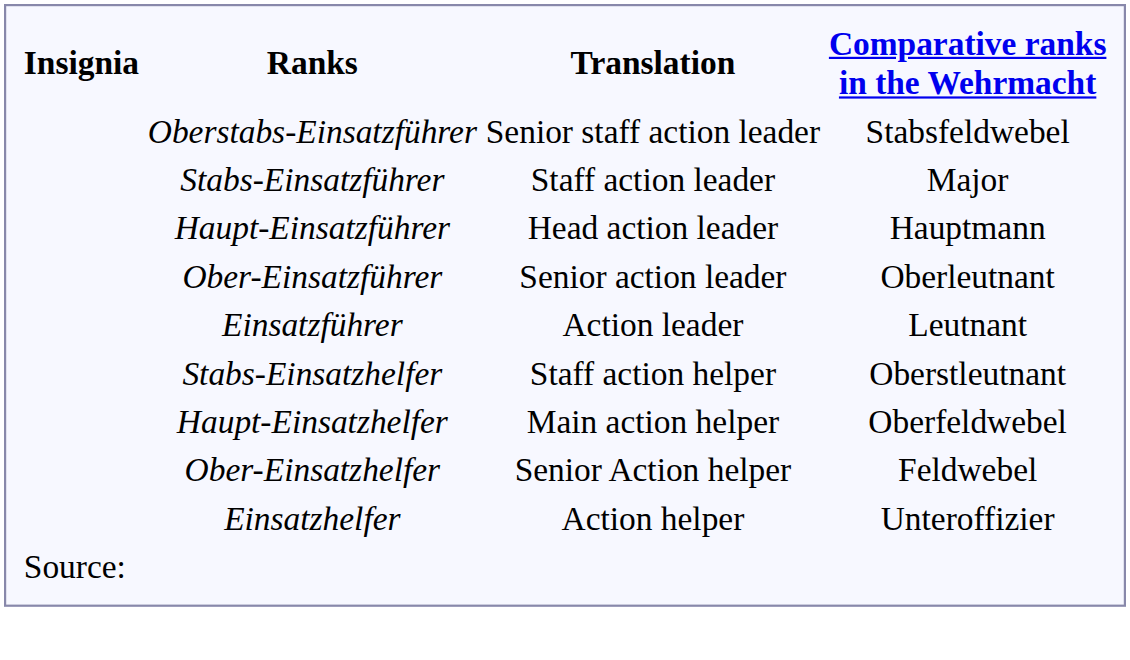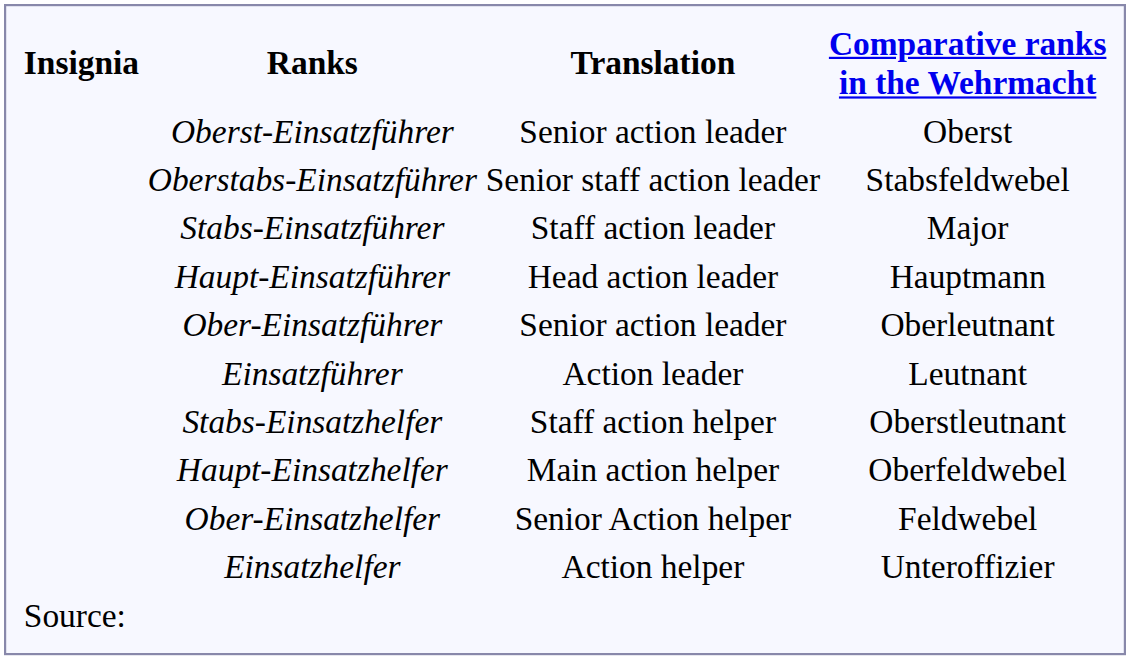+ row: (312, 131)
